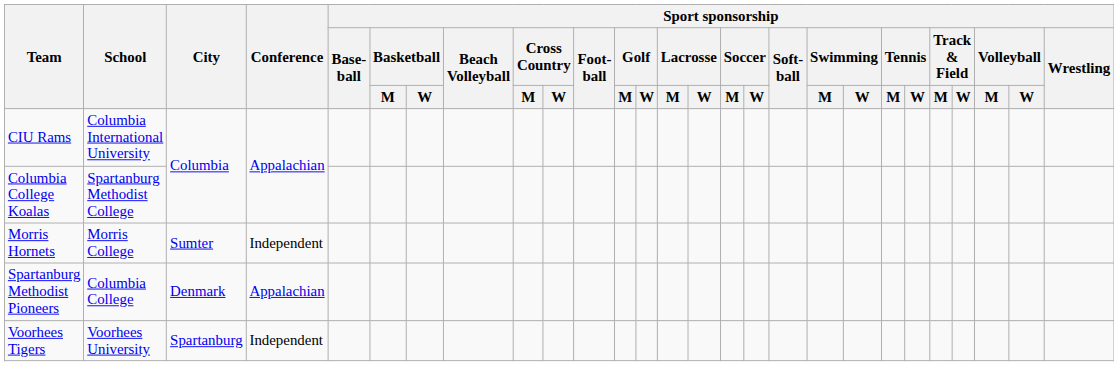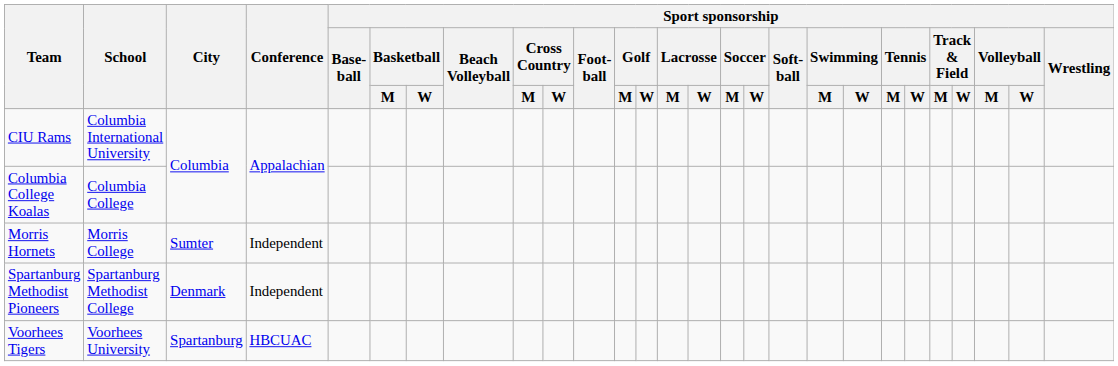(123, 194) Spartanburg Methodist College -> (117, 194) Columbia College
(117, 291) Columbia College -> (123, 291) Spartanburg Methodist College
(287, 291) Appalachian -> (286, 291) Independent
(286, 340) Independent -> (280, 340) HBCUAC
